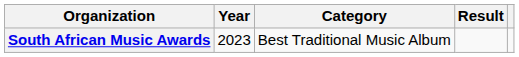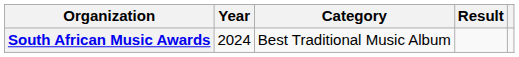(234, 40) 2023 -> (234, 40) 2024
